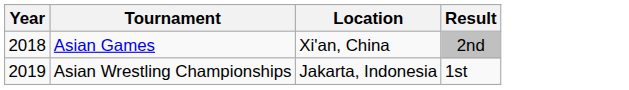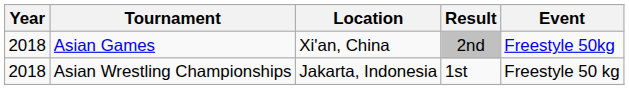+ column: (562, 18)
(27, 72) 2019 -> (27, 72) 2018
